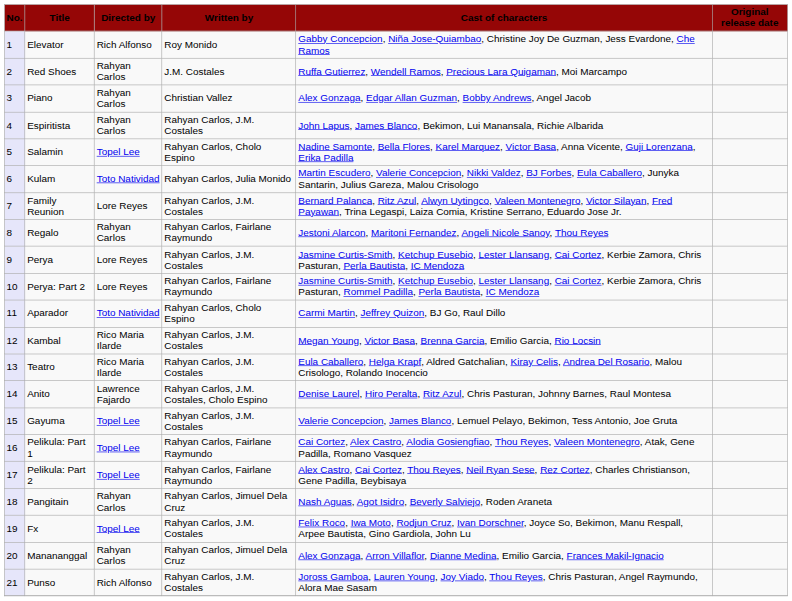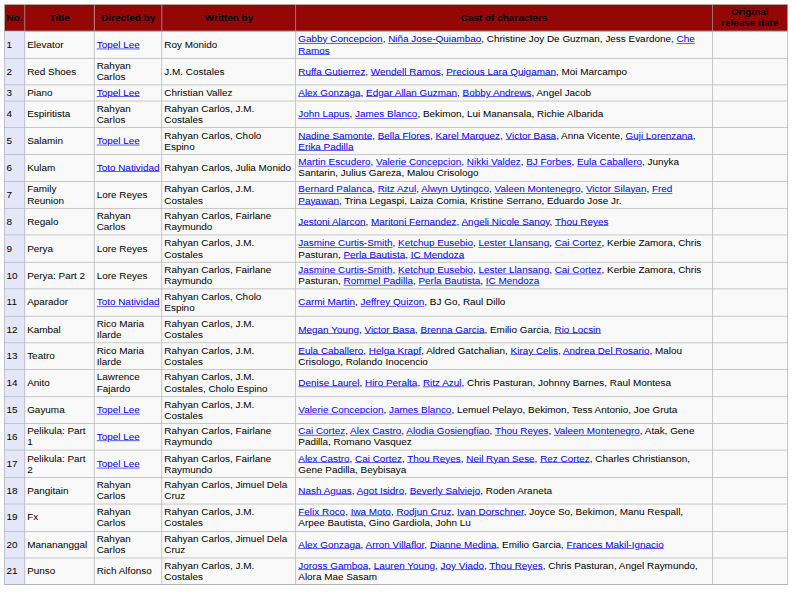(124, 44) Rich Alfonso -> (118, 44) Topel Lee
(114, 98) Rahyan Carlos -> (118, 93) Topel Lee
(118, 528) Topel Lee -> (114, 517) Rahyan Carlos
